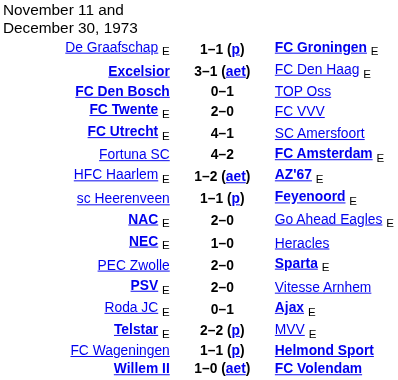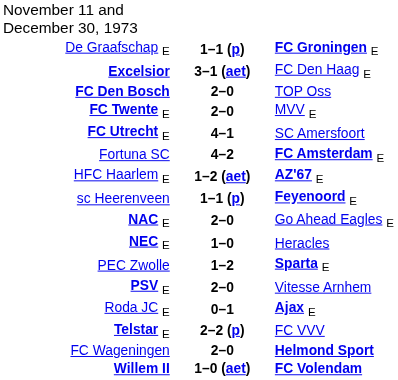(222, 91) 0–1 -> (222, 91) 2–0
(300, 111) FC VVV -> (296, 111) MVV E
(222, 265) 2–0 -> (222, 265) 1–2
(296, 331) MVV E -> (300, 331) FC VVV
(222, 351) 1–1 (p) -> (222, 351) 2–0
